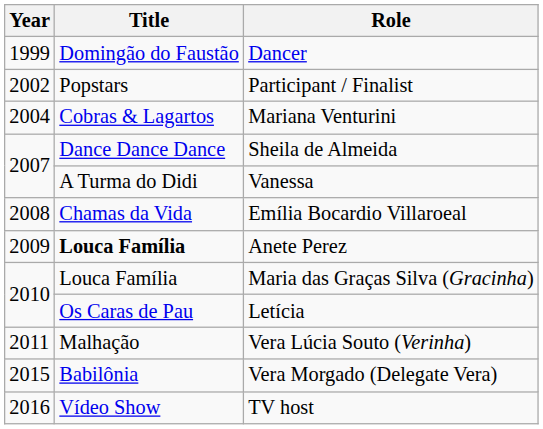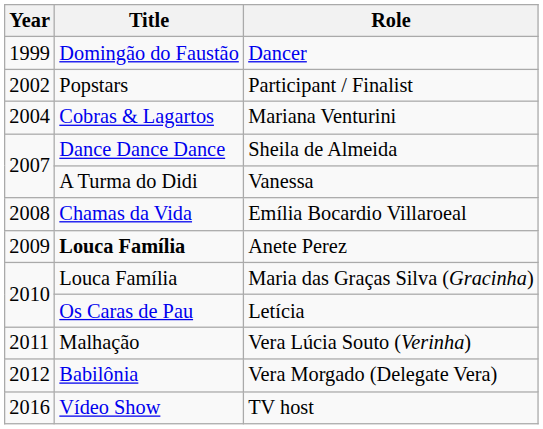(30, 375) 2015 -> (30, 375) 2012
